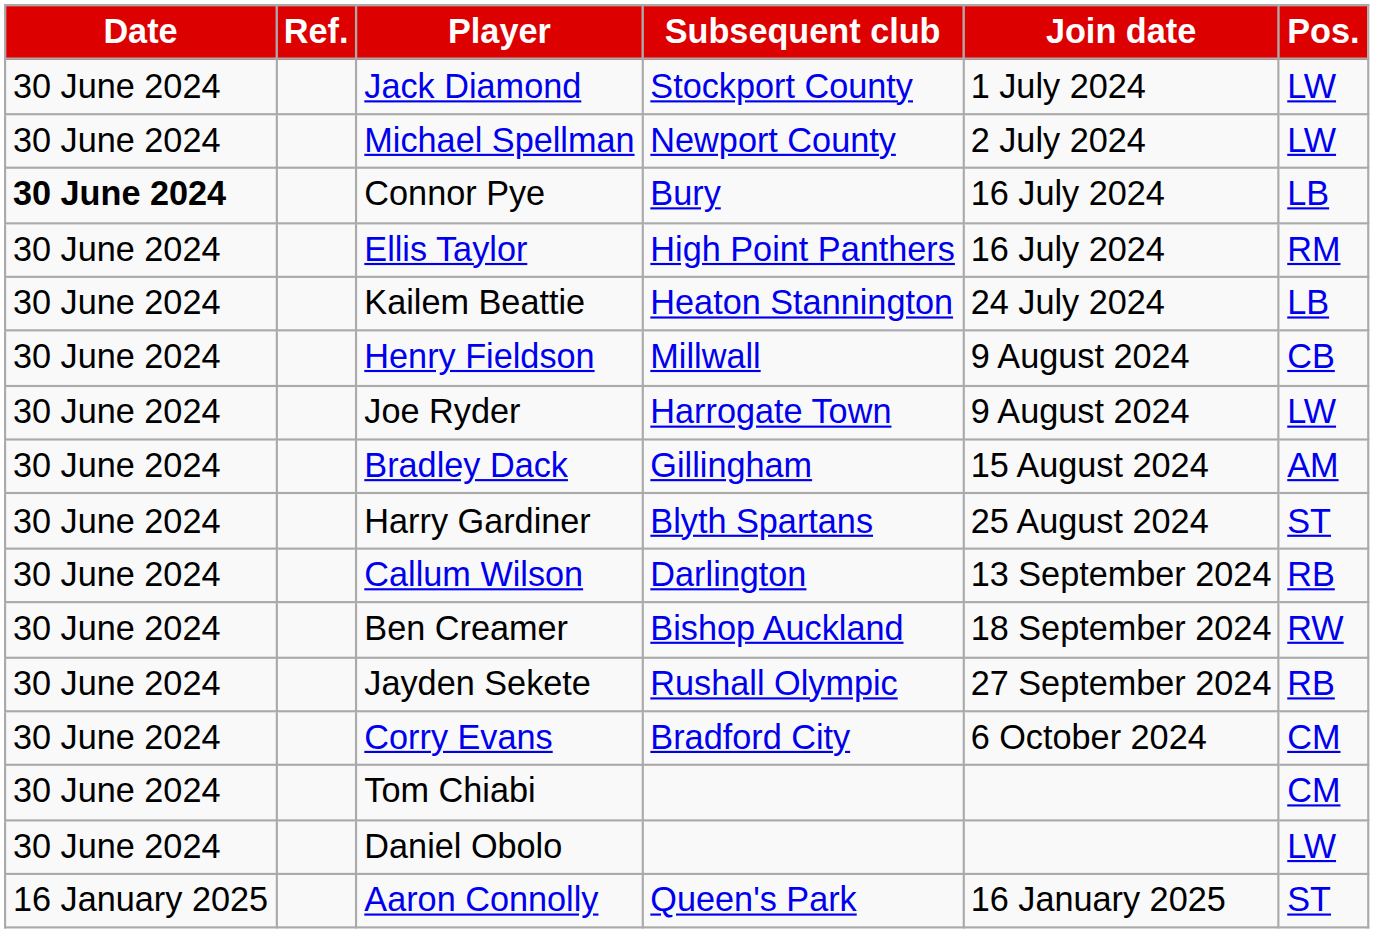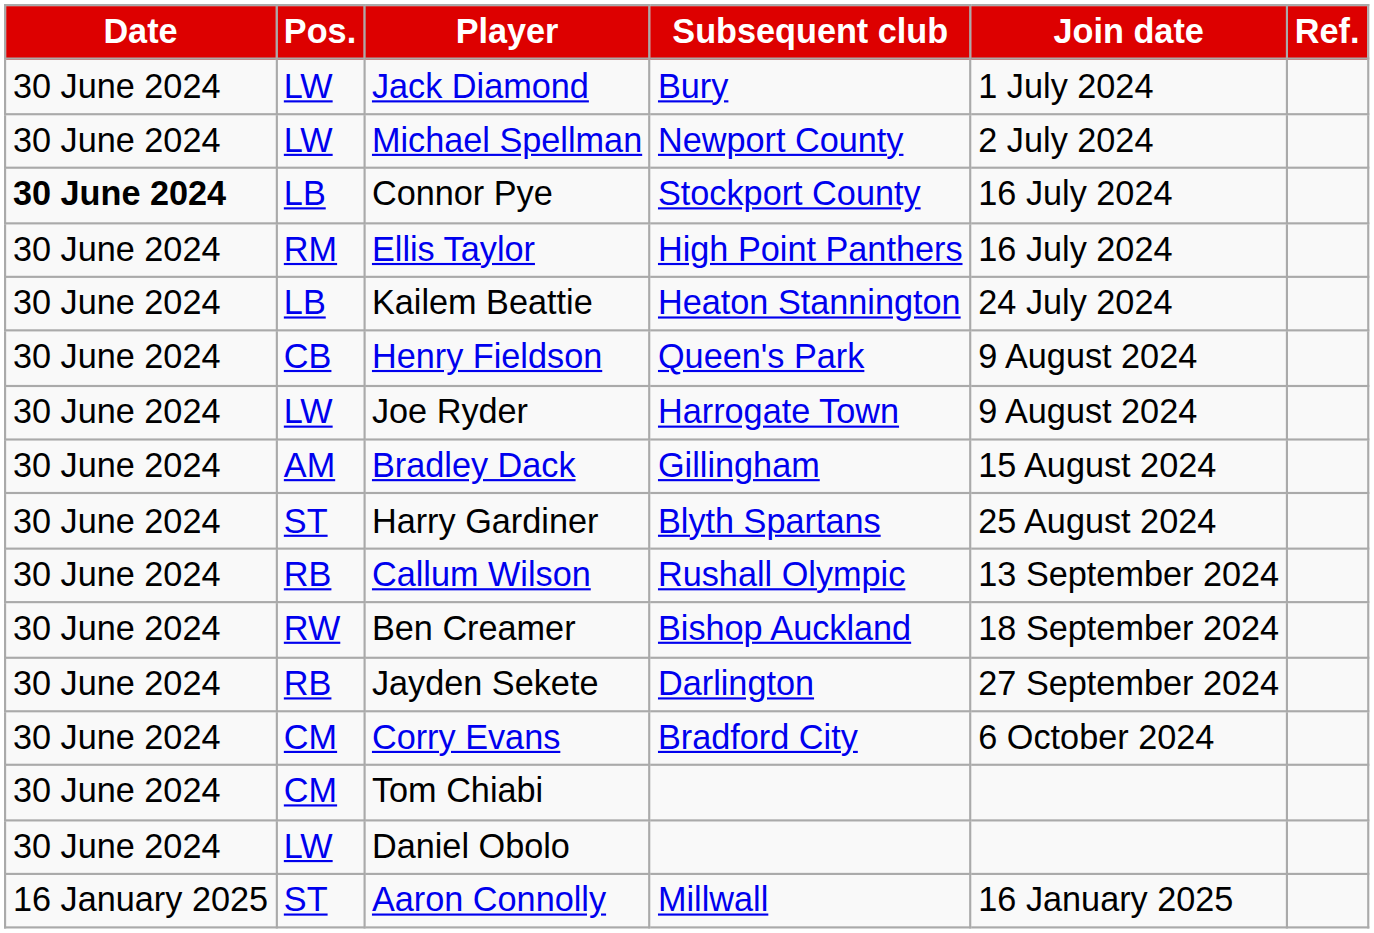columns swapped: (1323, 31) <-> (316, 31)
(782, 85) Stockport County -> (693, 85) Bury
(686, 194) Bury -> (789, 194) Stockport County
(706, 357) Millwall -> (761, 357) Queen's Park
(728, 574) Darlington -> (782, 574) Rushall Olympic
(774, 683) Rushall Olympic -> (736, 683) Darlington
(754, 900) Queen's Park -> (713, 900) Millwall
